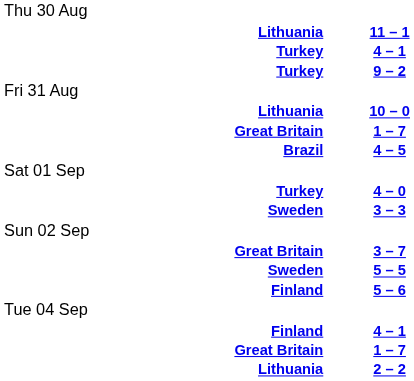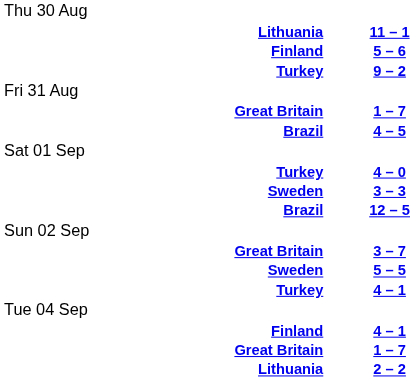rows swapped: (297, 290) <-> (300, 51)
- row: (291, 111)
+ row: (303, 210)
